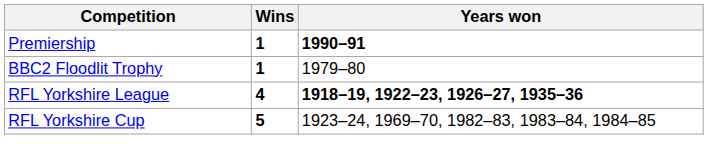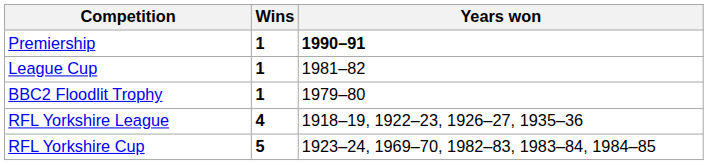+ row: (53, 69)
(443, 95) bold -> (443, 120) normal
